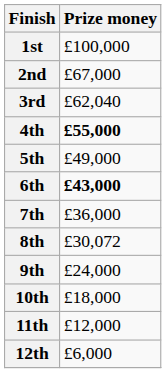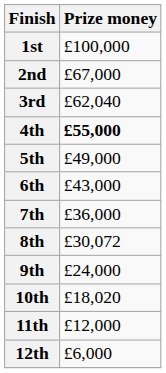(92, 185) bold -> (92, 185) normal
(92, 297) £18,000 -> (92, 297) £18,020
